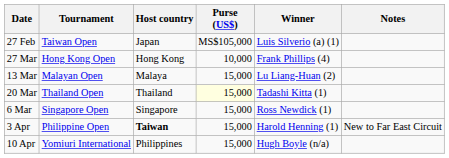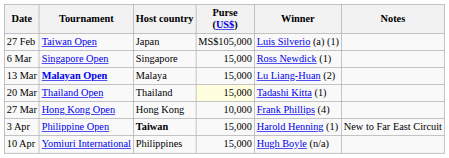rows swapped: (19, 110) <-> (22, 59)
(72, 76) normal -> (75, 76) bold
